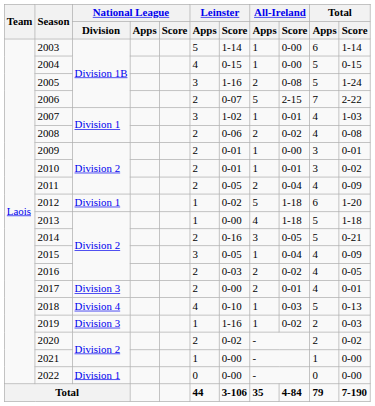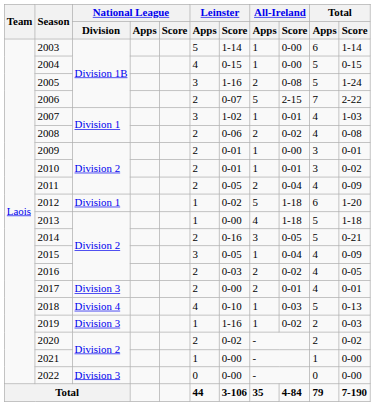(97, 375) Division 1 -> (97, 375) Division 3
